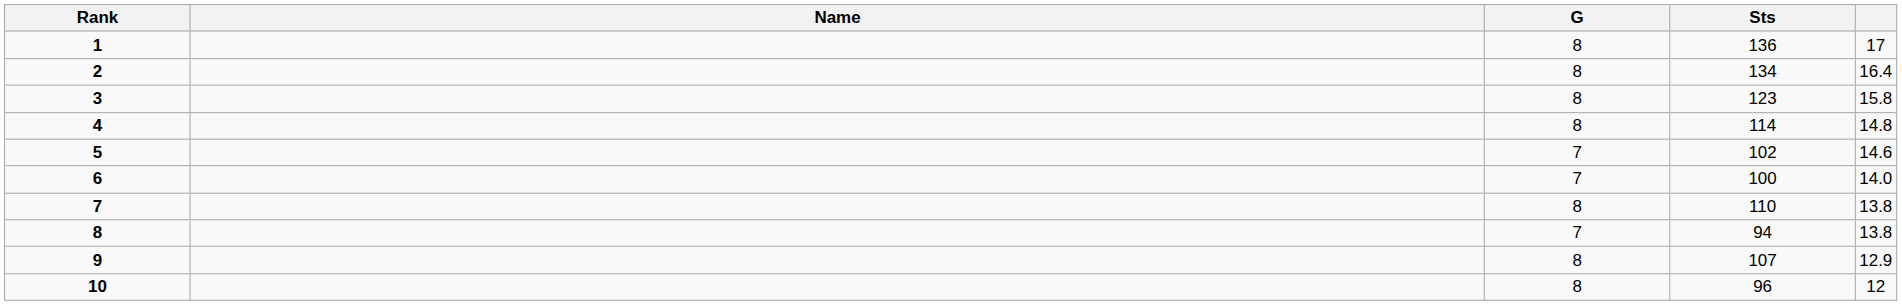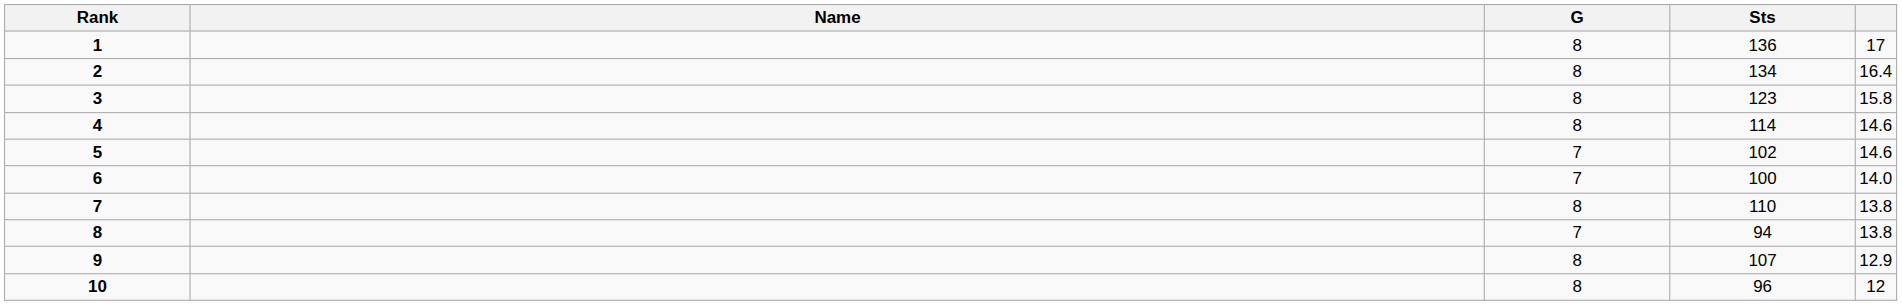(1876, 125) 14.8 -> (1876, 125) 14.6
